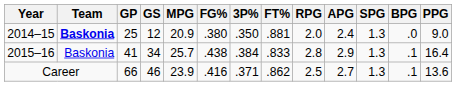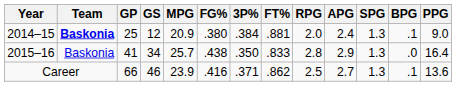(247, 33) .350 -> (247, 33) .384
(412, 33) .0 -> (412, 33) .1
(247, 53) .384 -> (247, 53) .350
(412, 53) .1 -> (412, 53) .0
